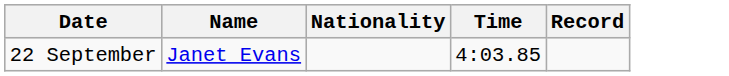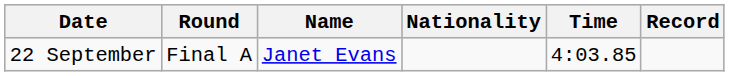+ column: (209, 21)
